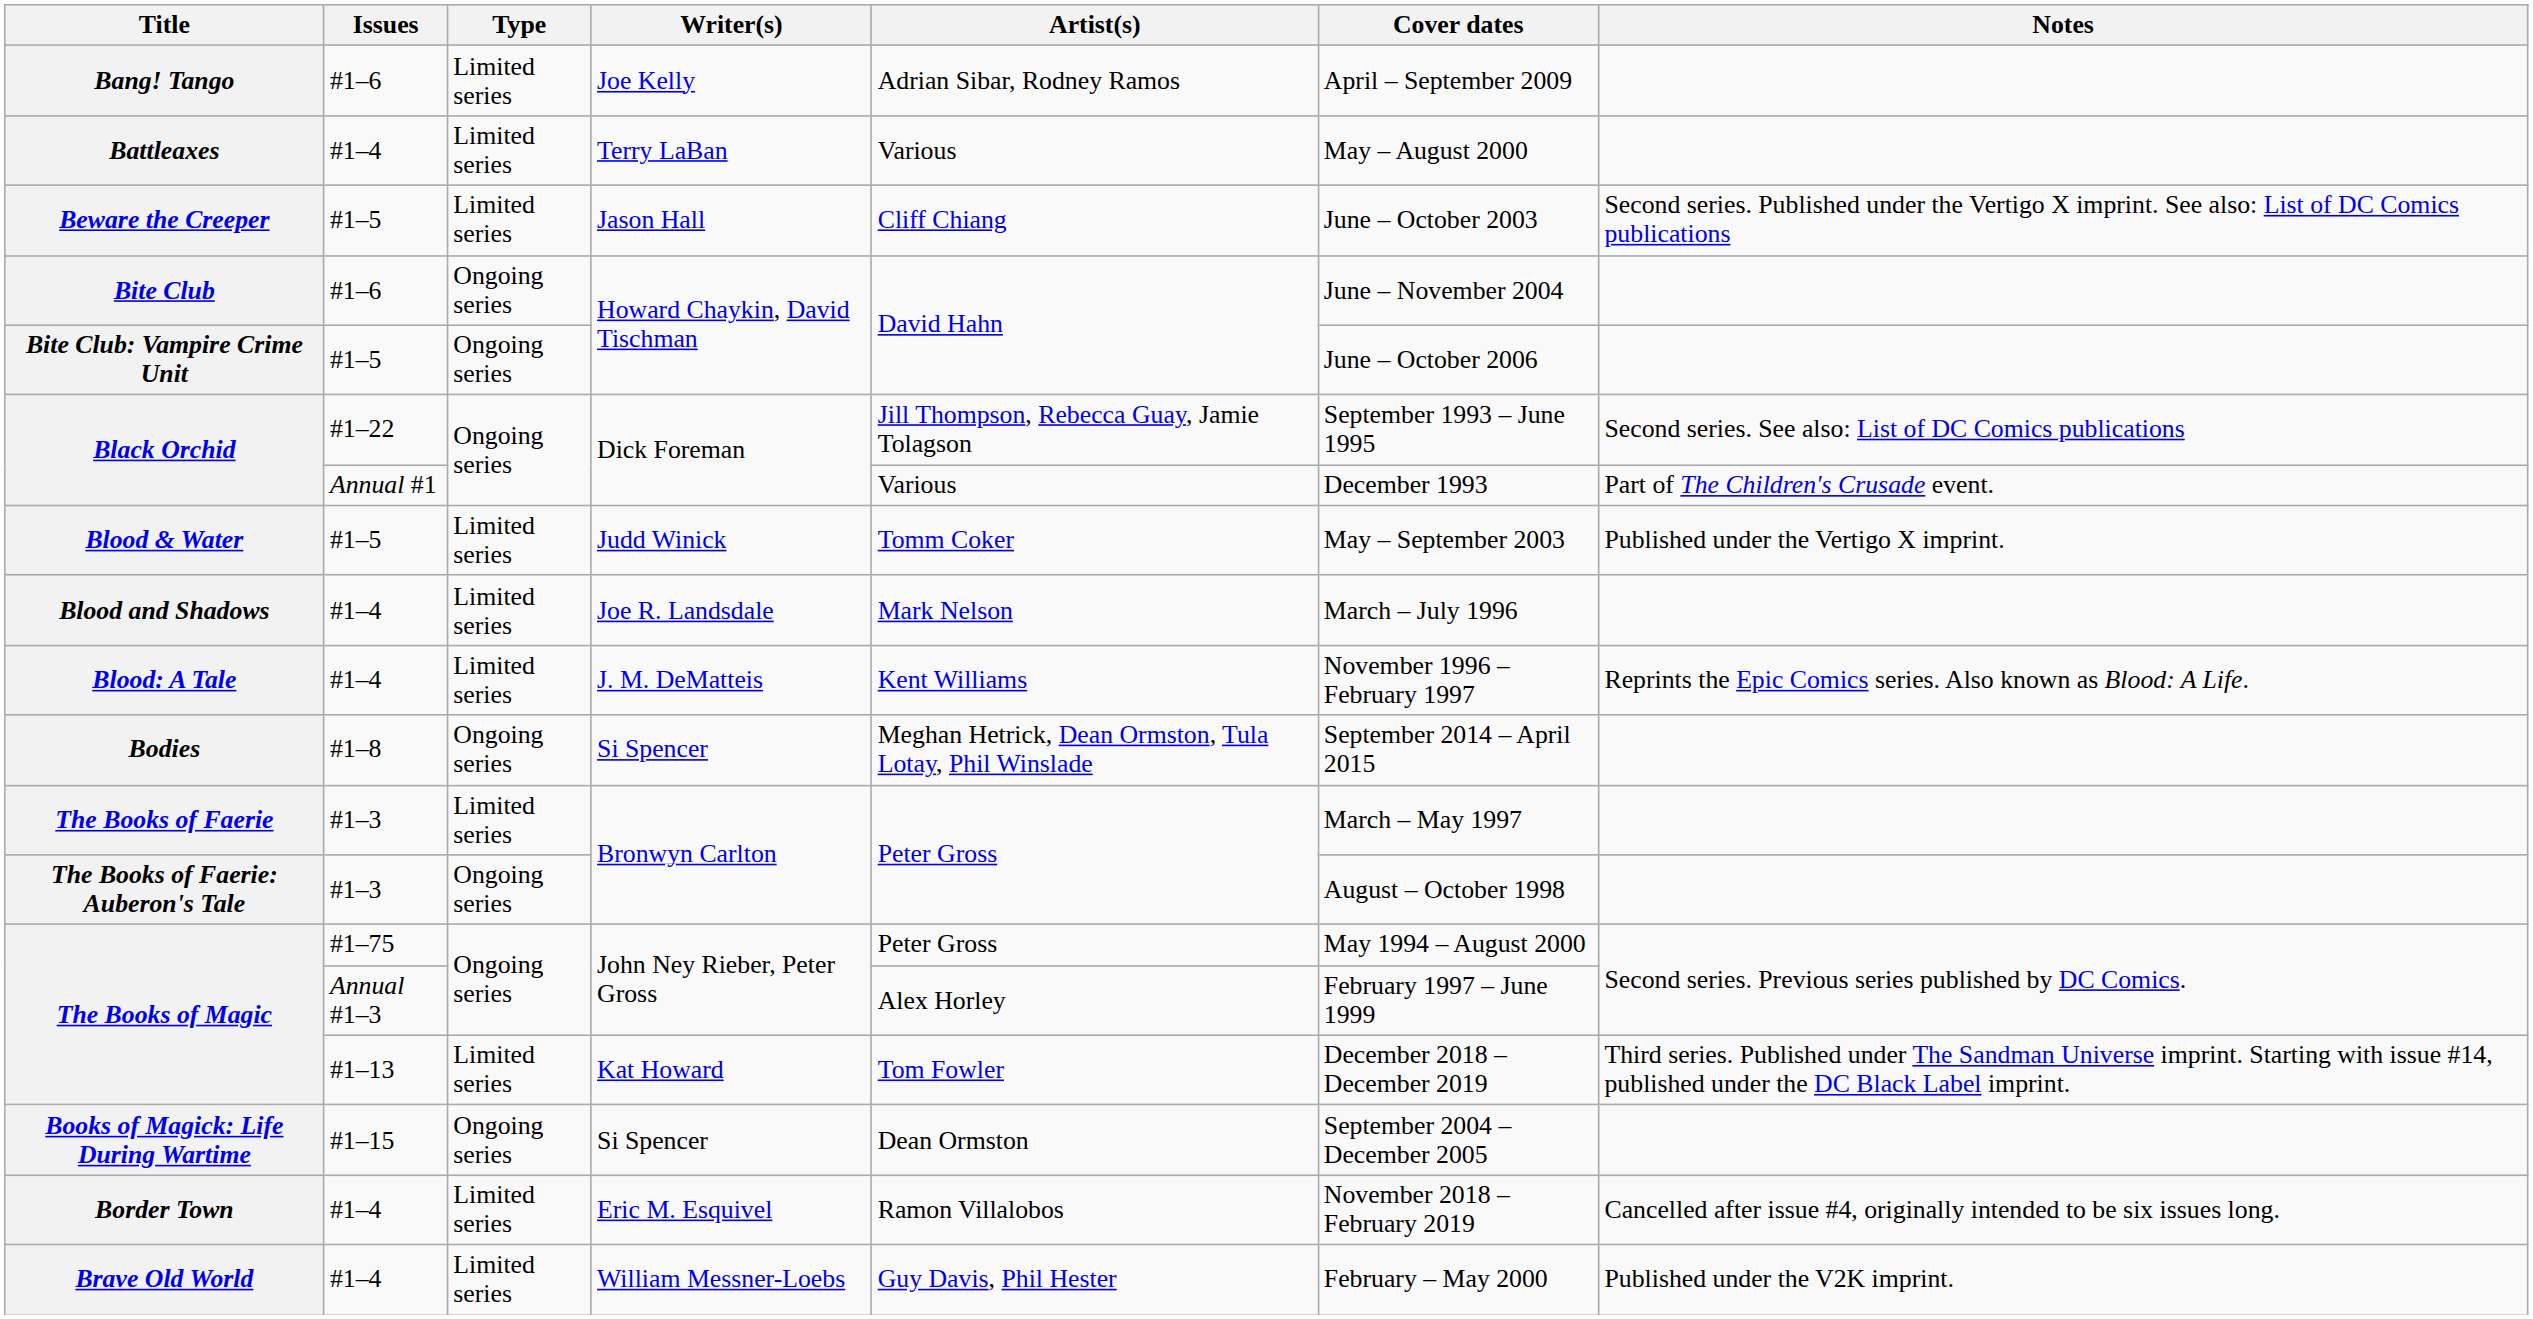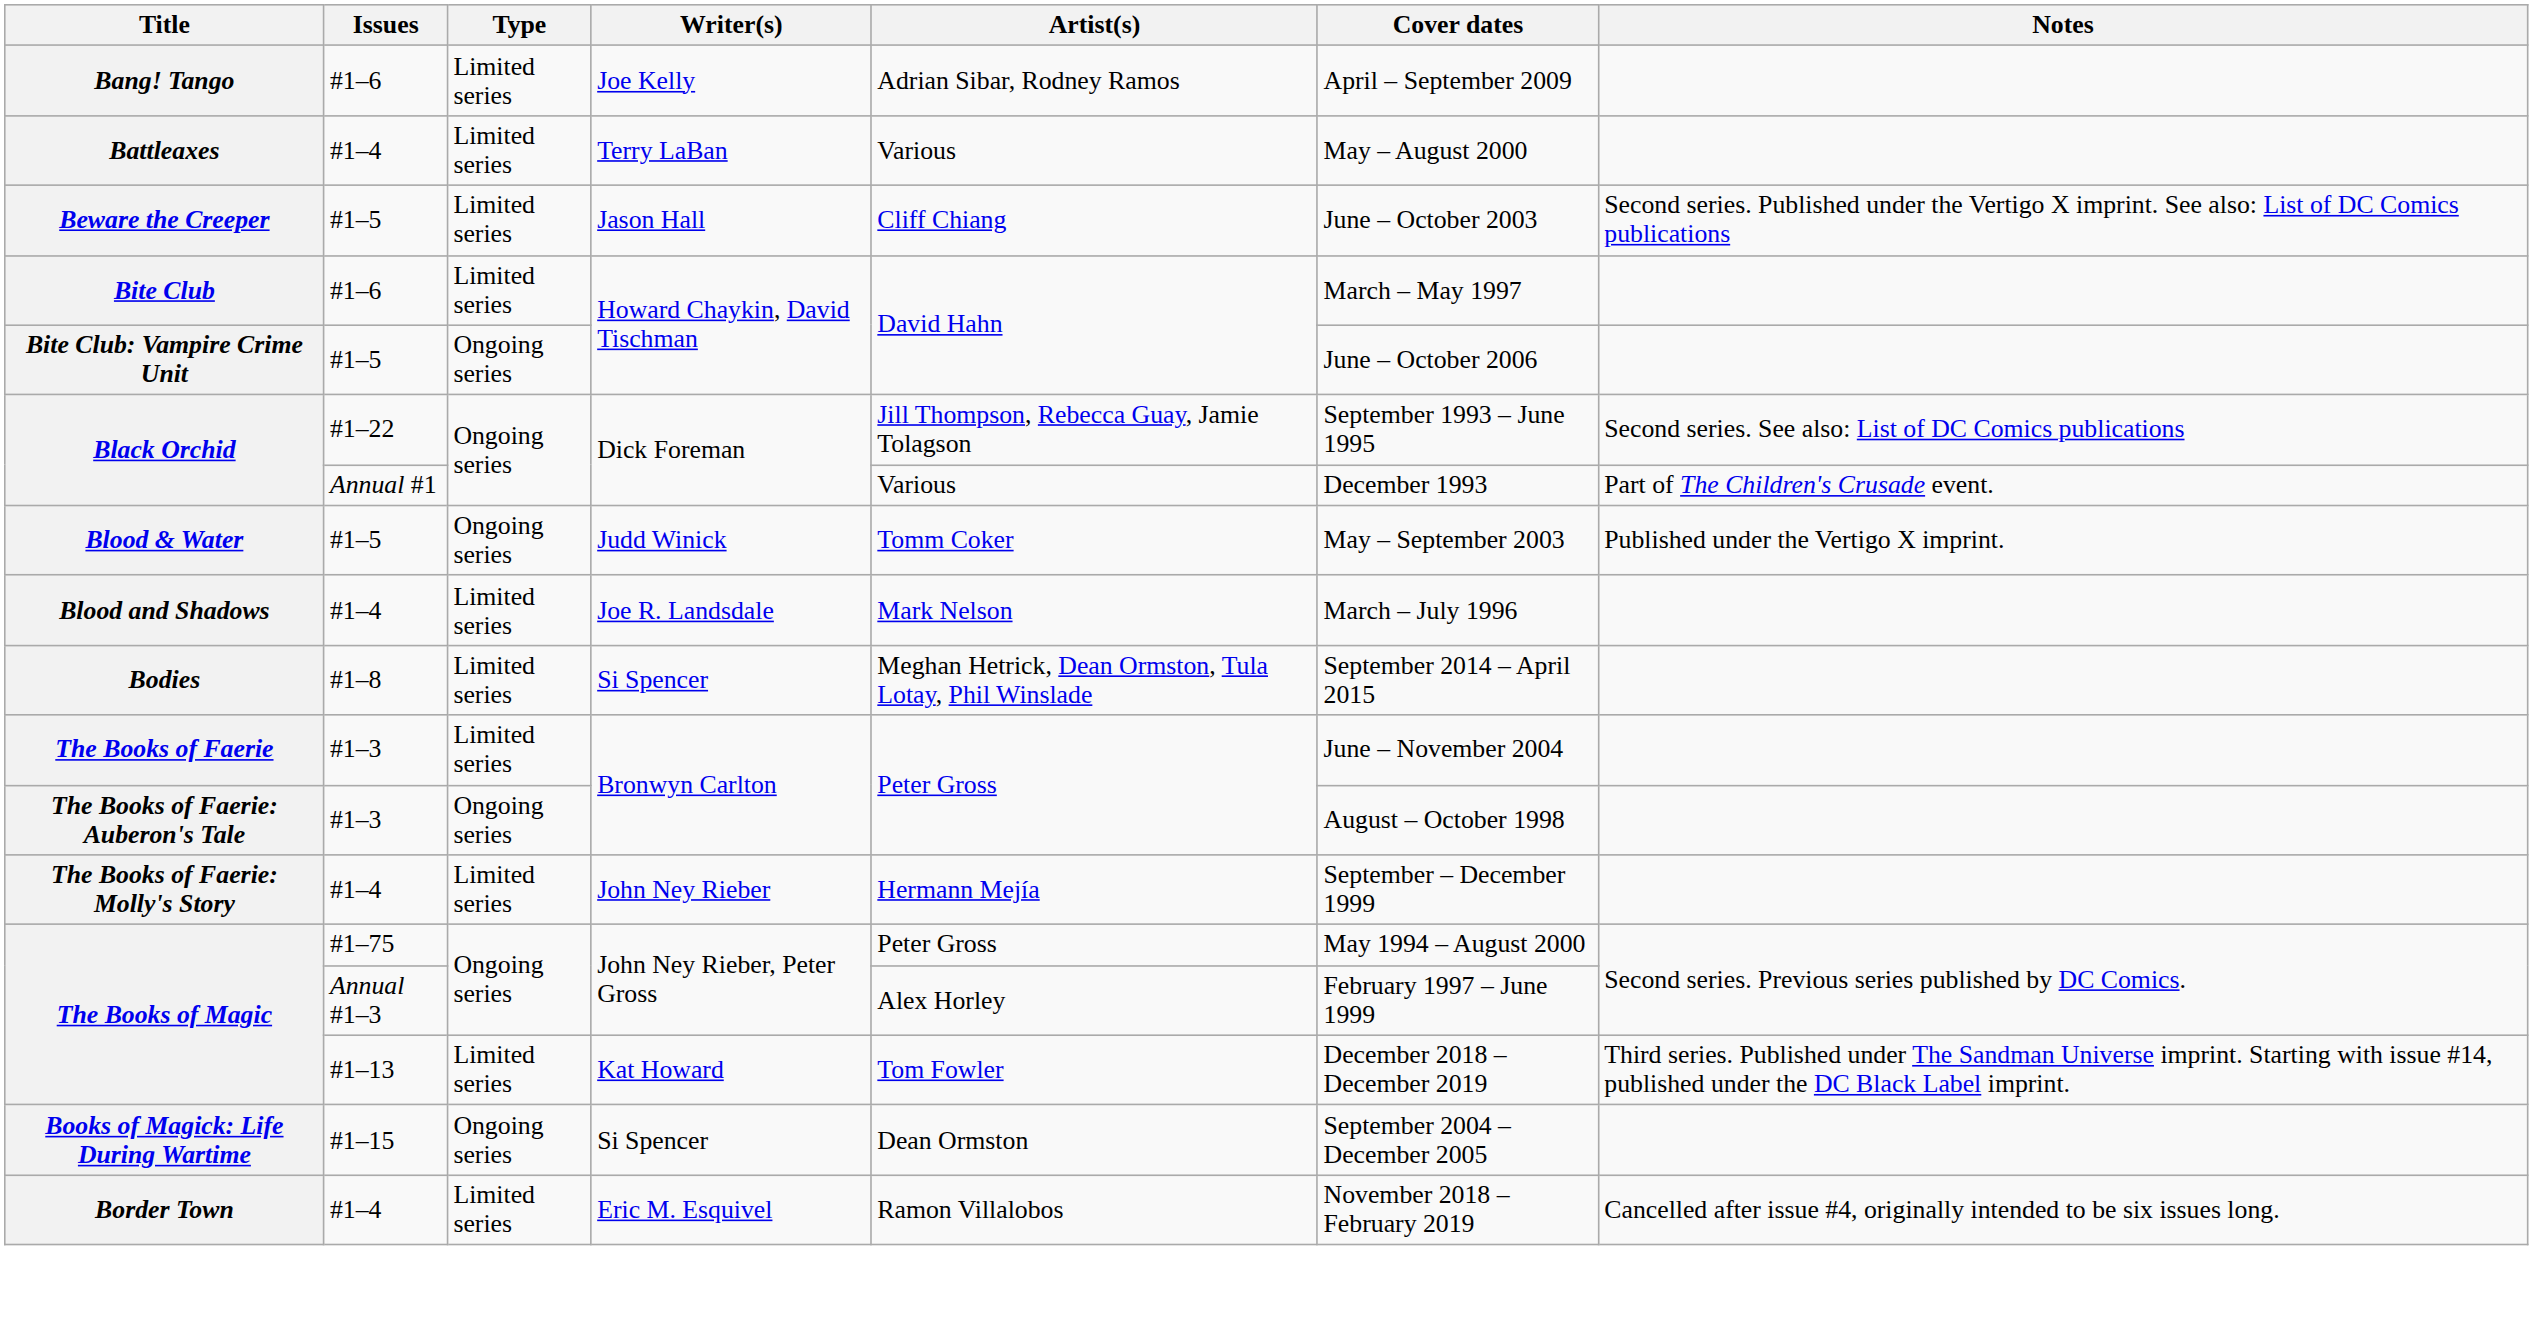(498, 289) Ongoing series -> (494, 289) Limited series
(1444, 289) June – November 2004 -> (1423, 289) March – May 1997
(494, 540) Limited series -> (498, 540) Ongoing series
- row: (164, 679)
(498, 749) Ongoing series -> (494, 679) Limited series
(1423, 819) March – May 1997 -> (1443, 749) June – November 2004
+ row: (164, 889)
- row: (164, 1279)
